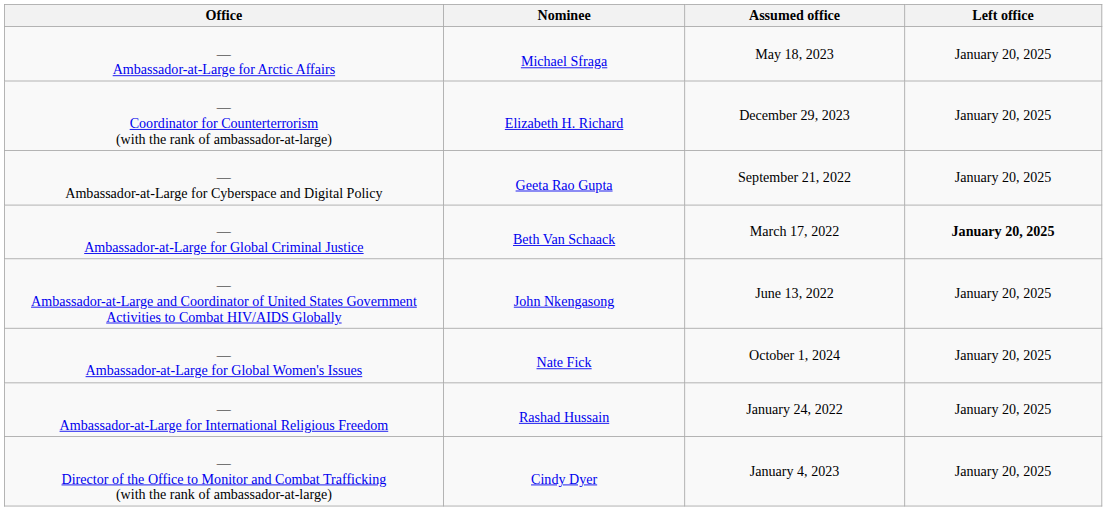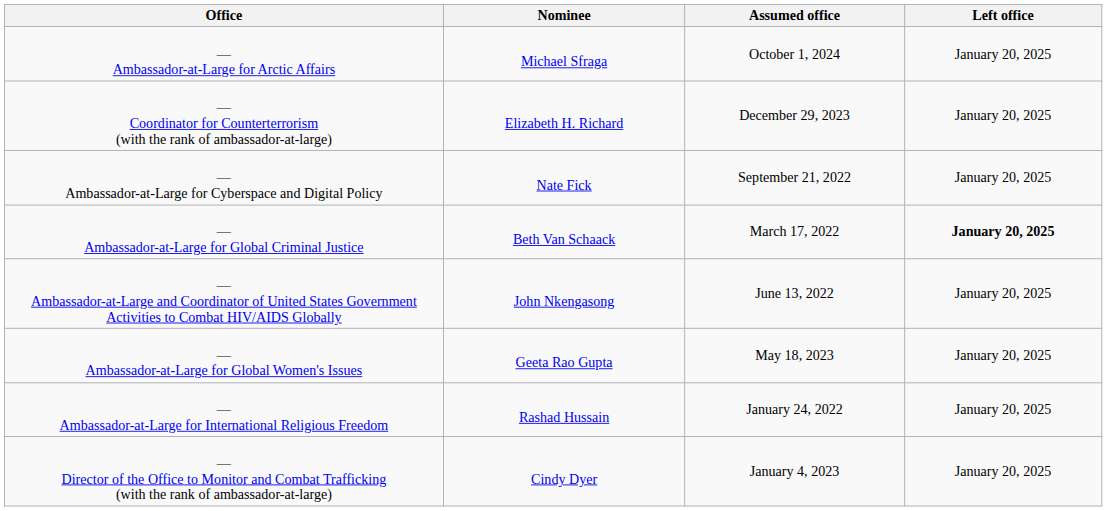(795, 53) May 18, 2023 -> (795, 53) October 1, 2024
(564, 185) Geeta Rao Gupta -> (564, 185) Nate Fick
(564, 363) Nate Fick -> (564, 363) Geeta Rao Gupta
(795, 355) October 1, 2024 -> (795, 355) May 18, 2023
